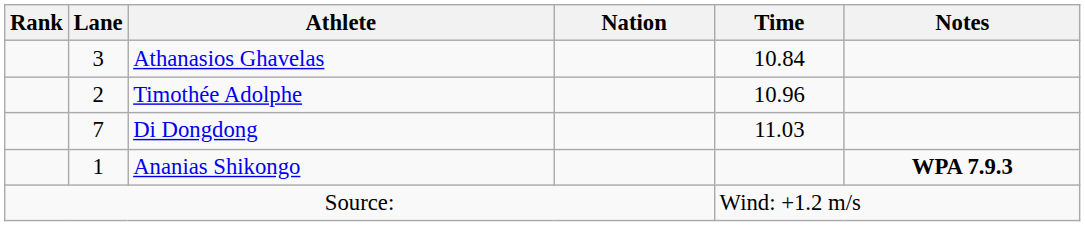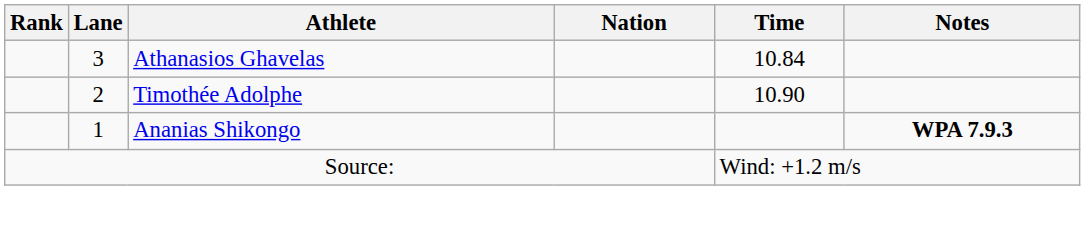(779, 94) 10.96 -> (779, 94) 10.90
- row: (195, 130)
